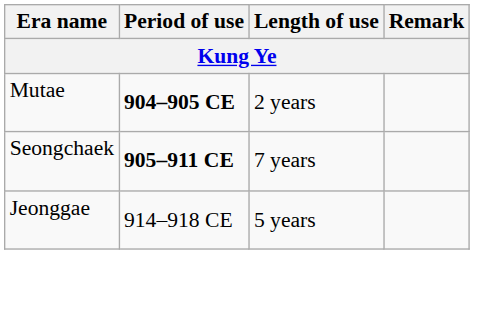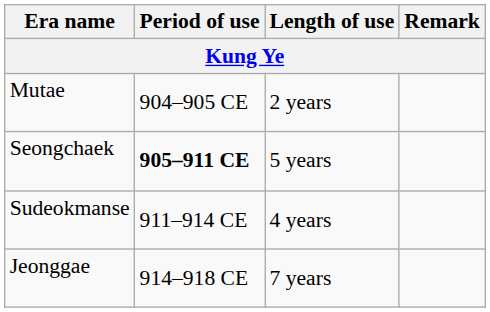(179, 102) bold -> (194, 102) normal
(285, 160) 7 years -> (300, 160) 5 years
+ row: (70, 207)
(285, 219) 5 years -> (300, 277) 7 years
